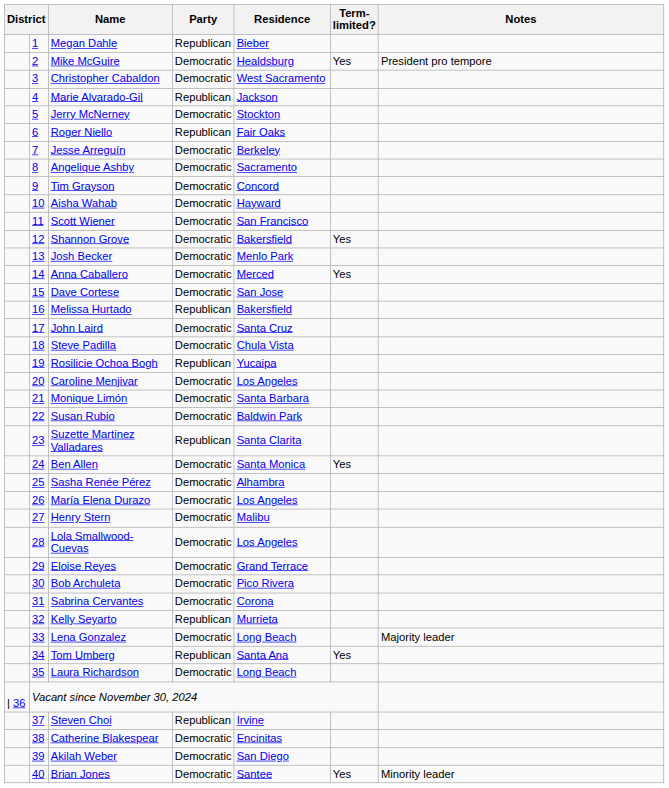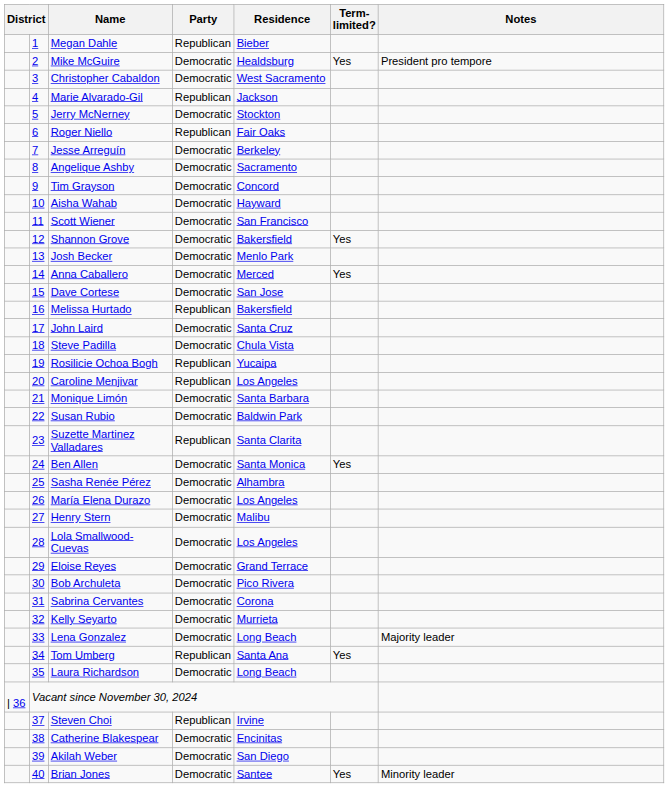(203, 381) Democratic -> (203, 381) Republican
(203, 619) Republican -> (203, 619) Democratic
